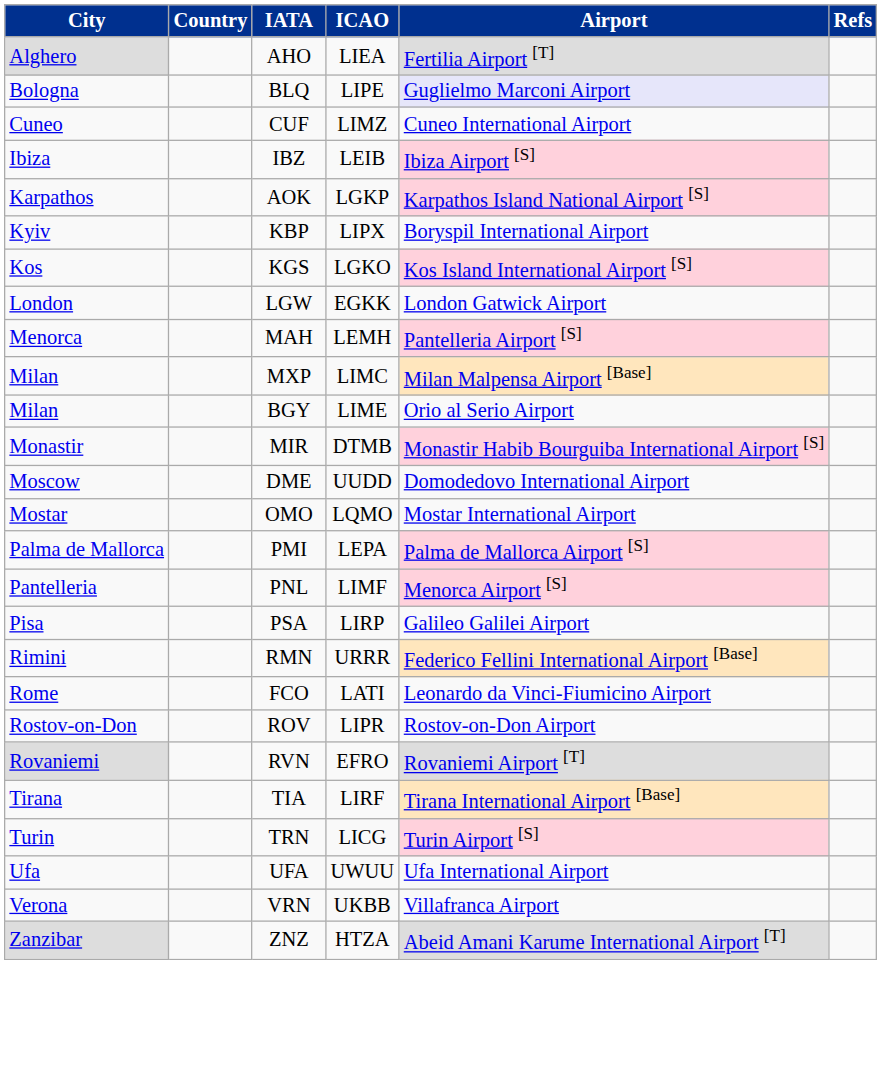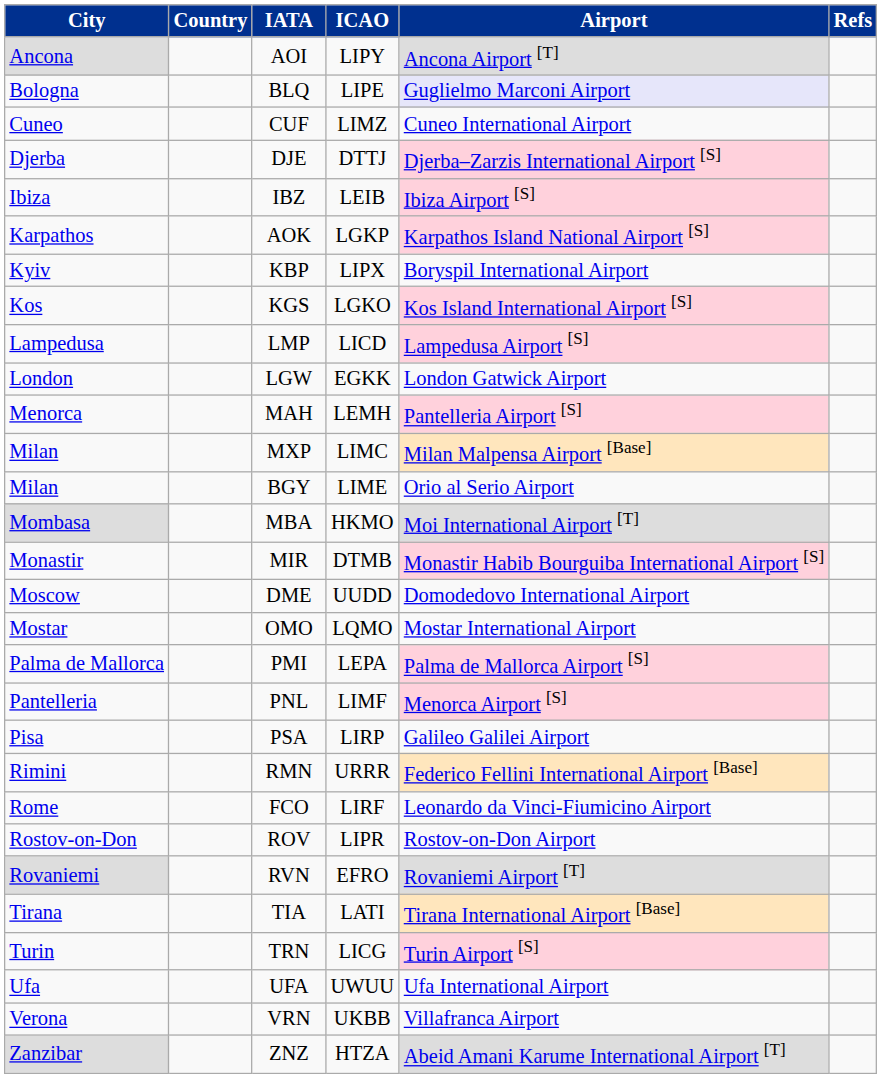- row: (289, 55)
+ row: (289, 55)
+ row: (289, 158)
+ row: (289, 343)
+ row: (289, 522)
(362, 693) LATI -> (362, 807) LIRF
(362, 798) LIRF -> (362, 913) LATI
